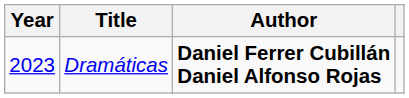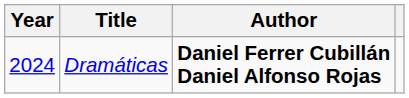(32, 64) 2023 -> (32, 64) 2024
